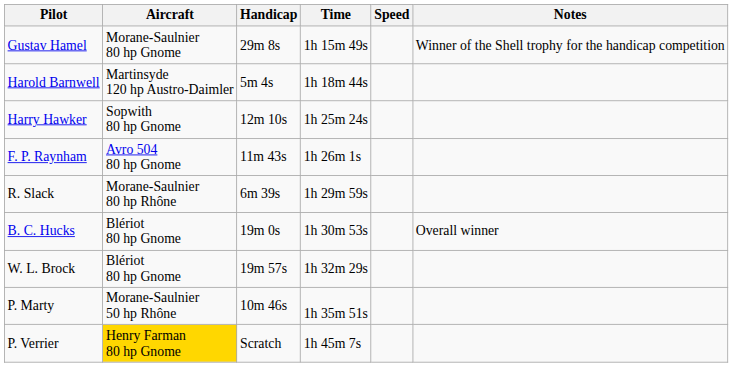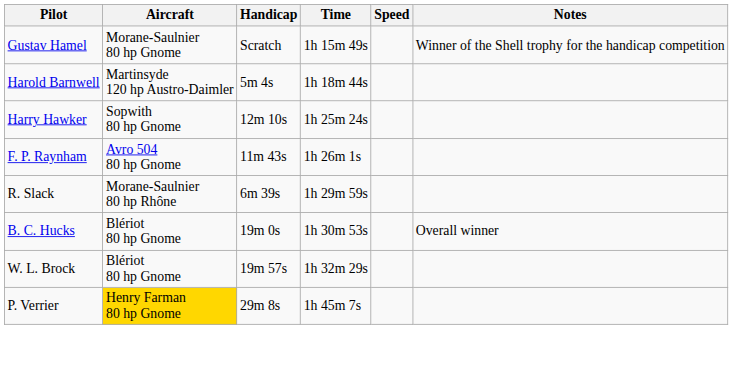(260, 44) 29m 8s -> (261, 44) Scratch
- row: (31, 306)
(261, 343) Scratch -> (260, 306) 29m 8s
